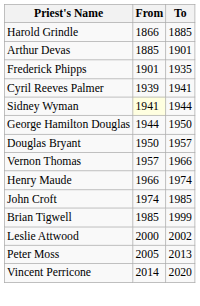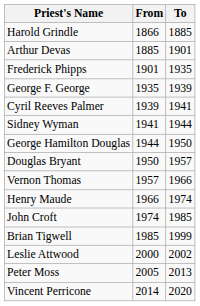+ row: (48, 87)
(147, 106) lightyellow background -> (147, 124) no background
